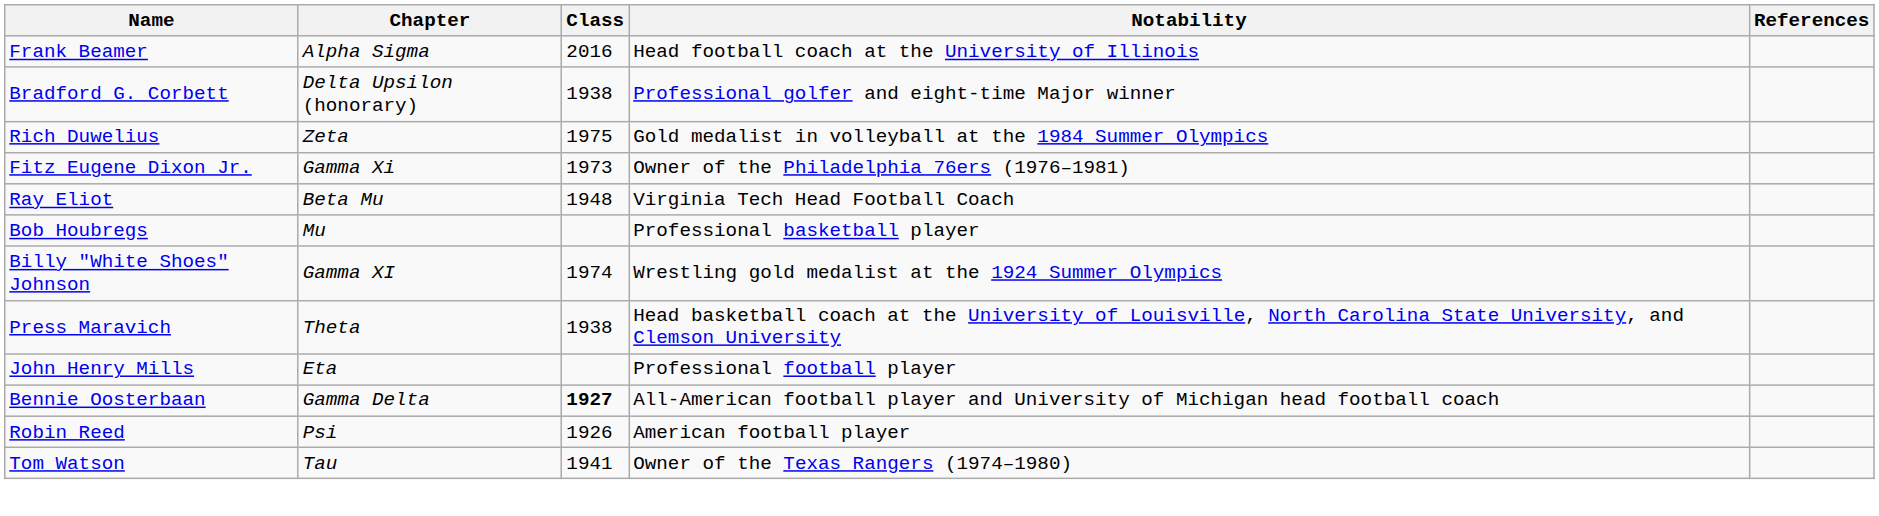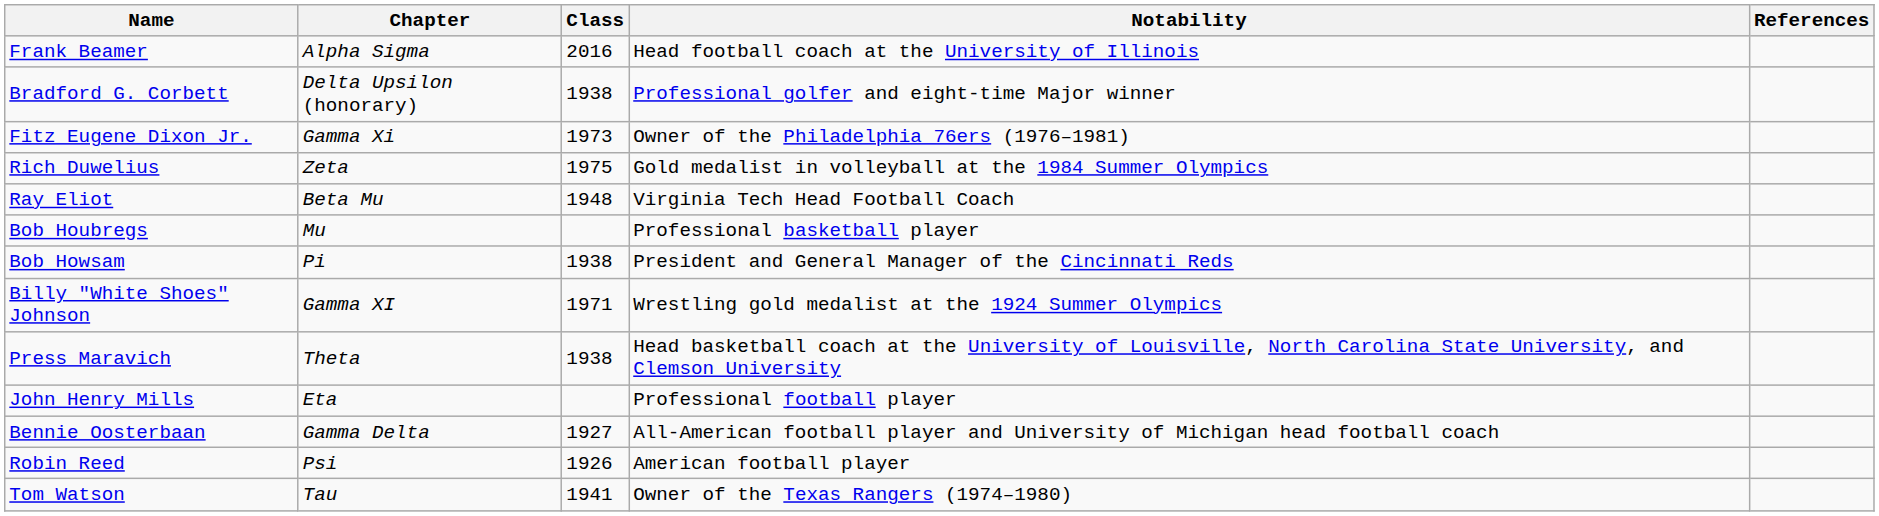rows swapped: (131, 168) <-> (84, 137)
+ row: (67, 262)
(589, 273) 1974 -> (589, 305) 1971
(589, 401) bold -> (589, 432) normal
